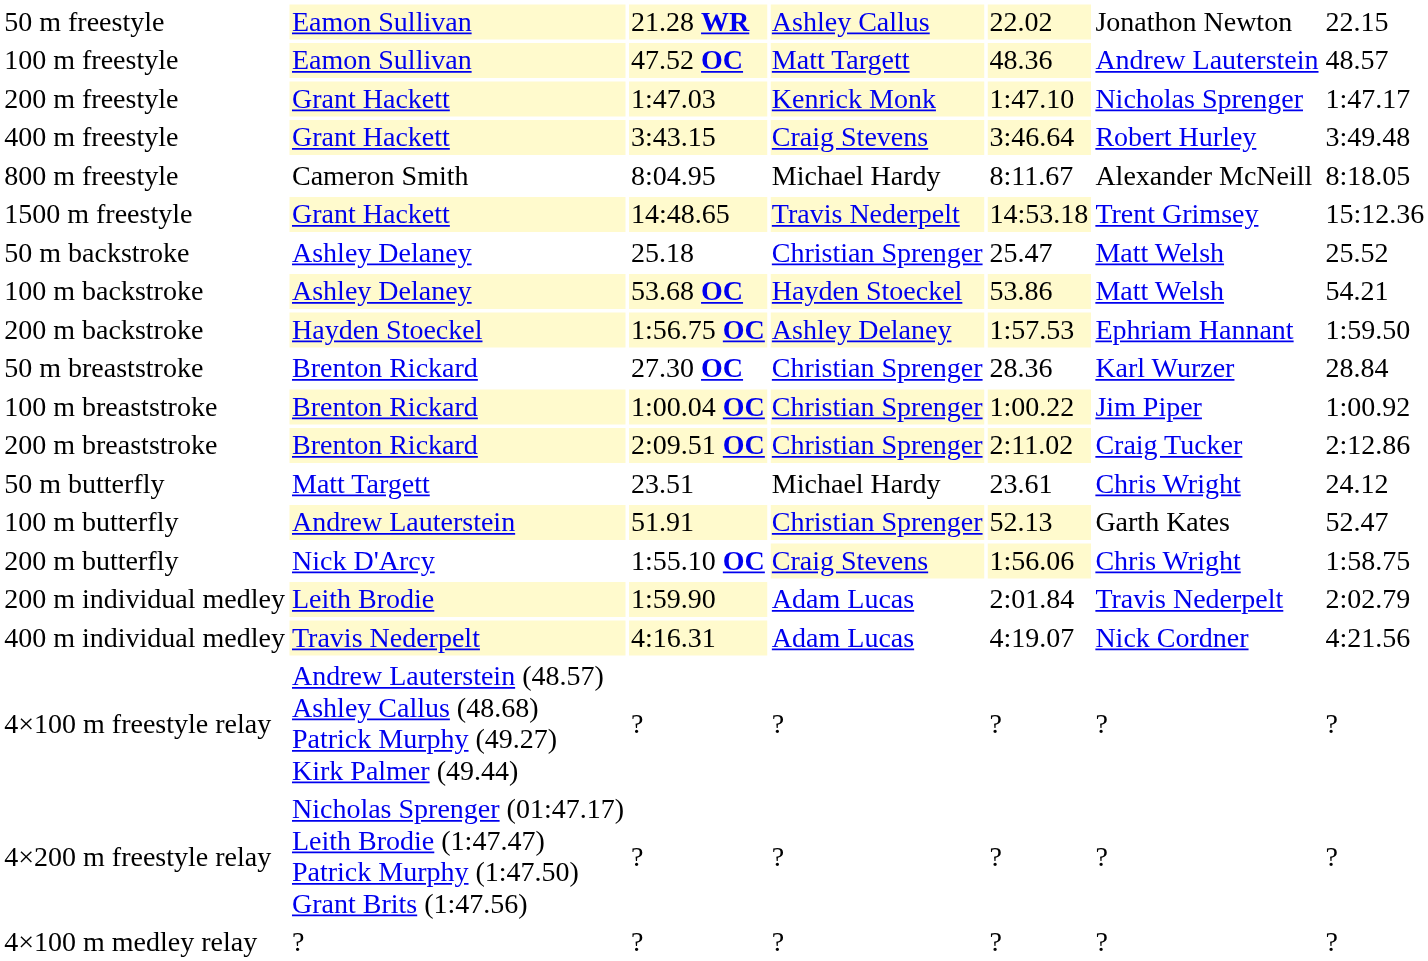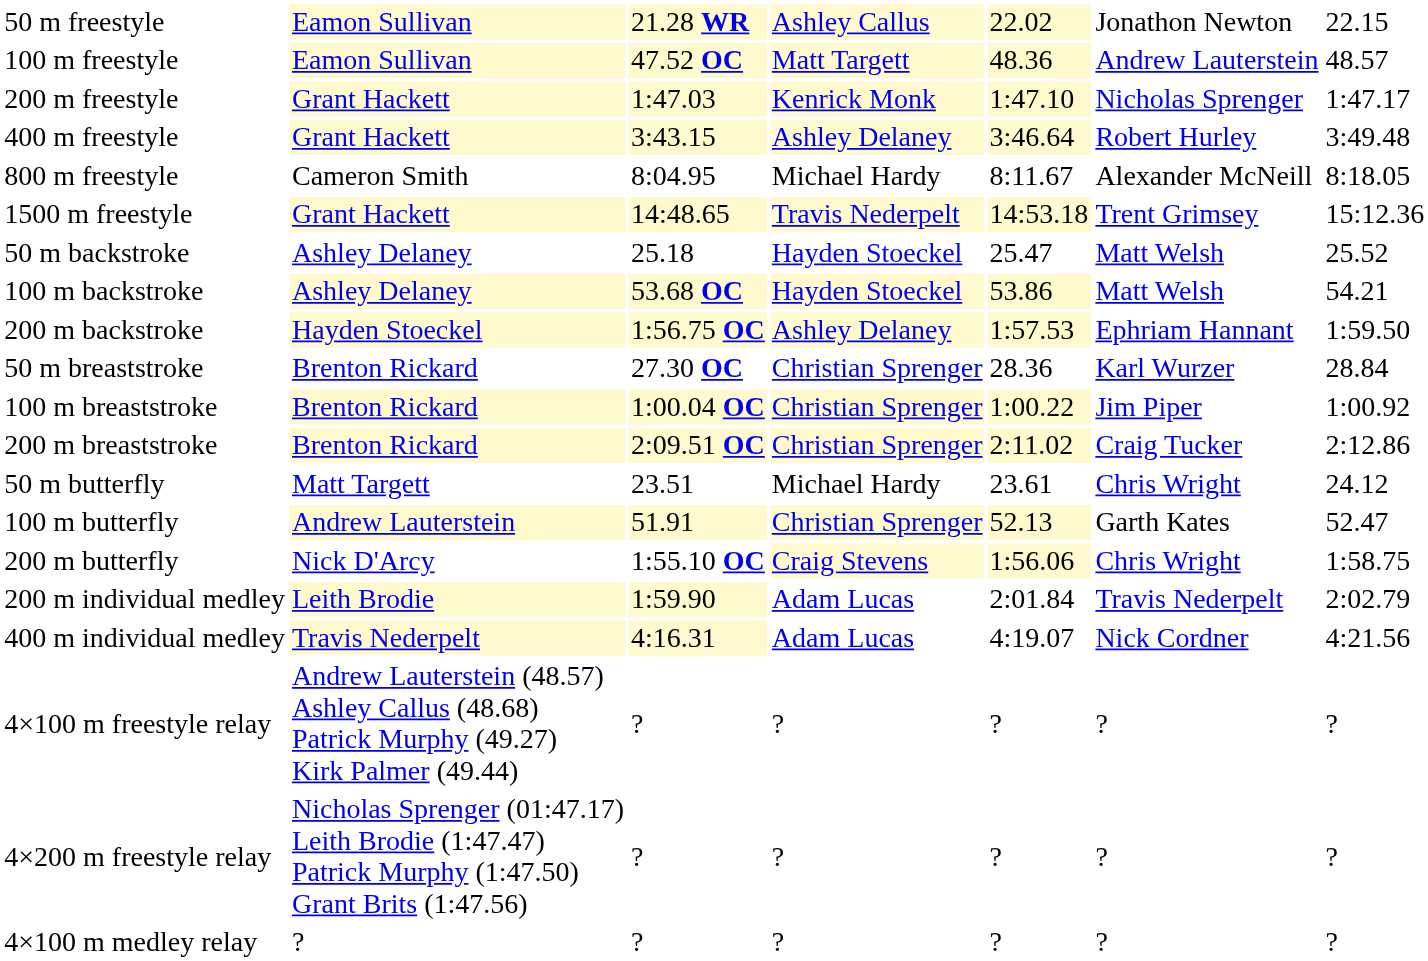(850, 137) Craig Stevens -> (862, 137) Ashley Delaney
(877, 252) Christian Sprenger -> (867, 252) Hayden Stoeckel
